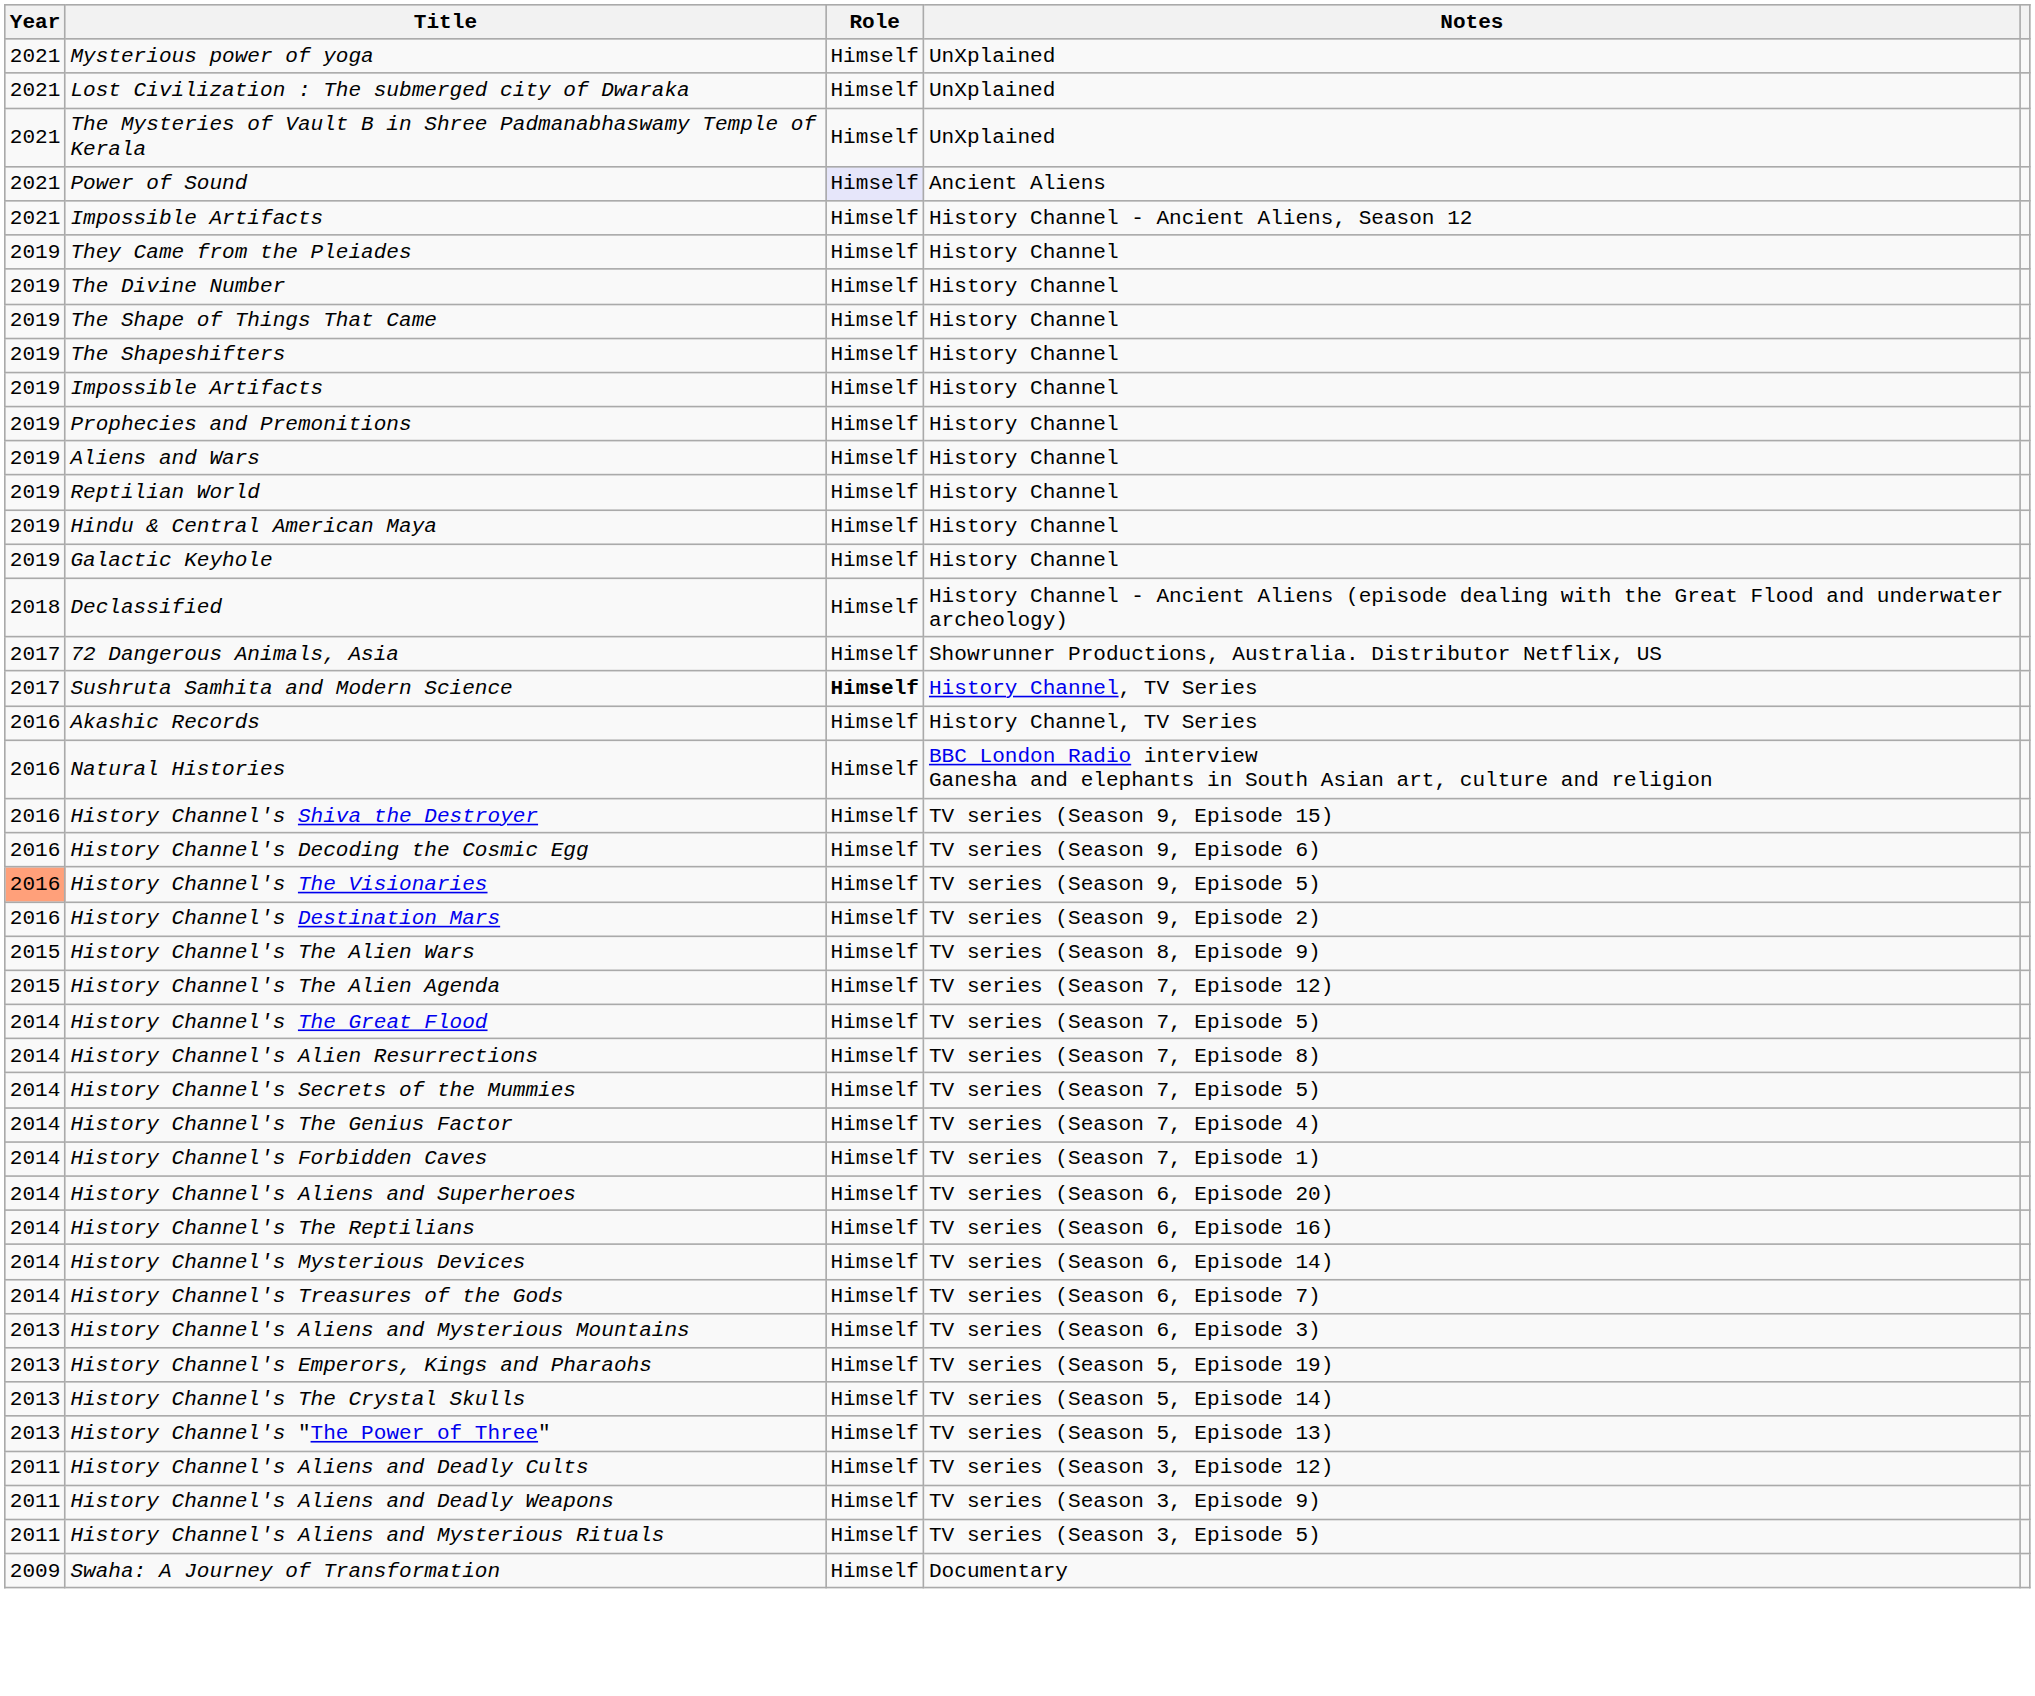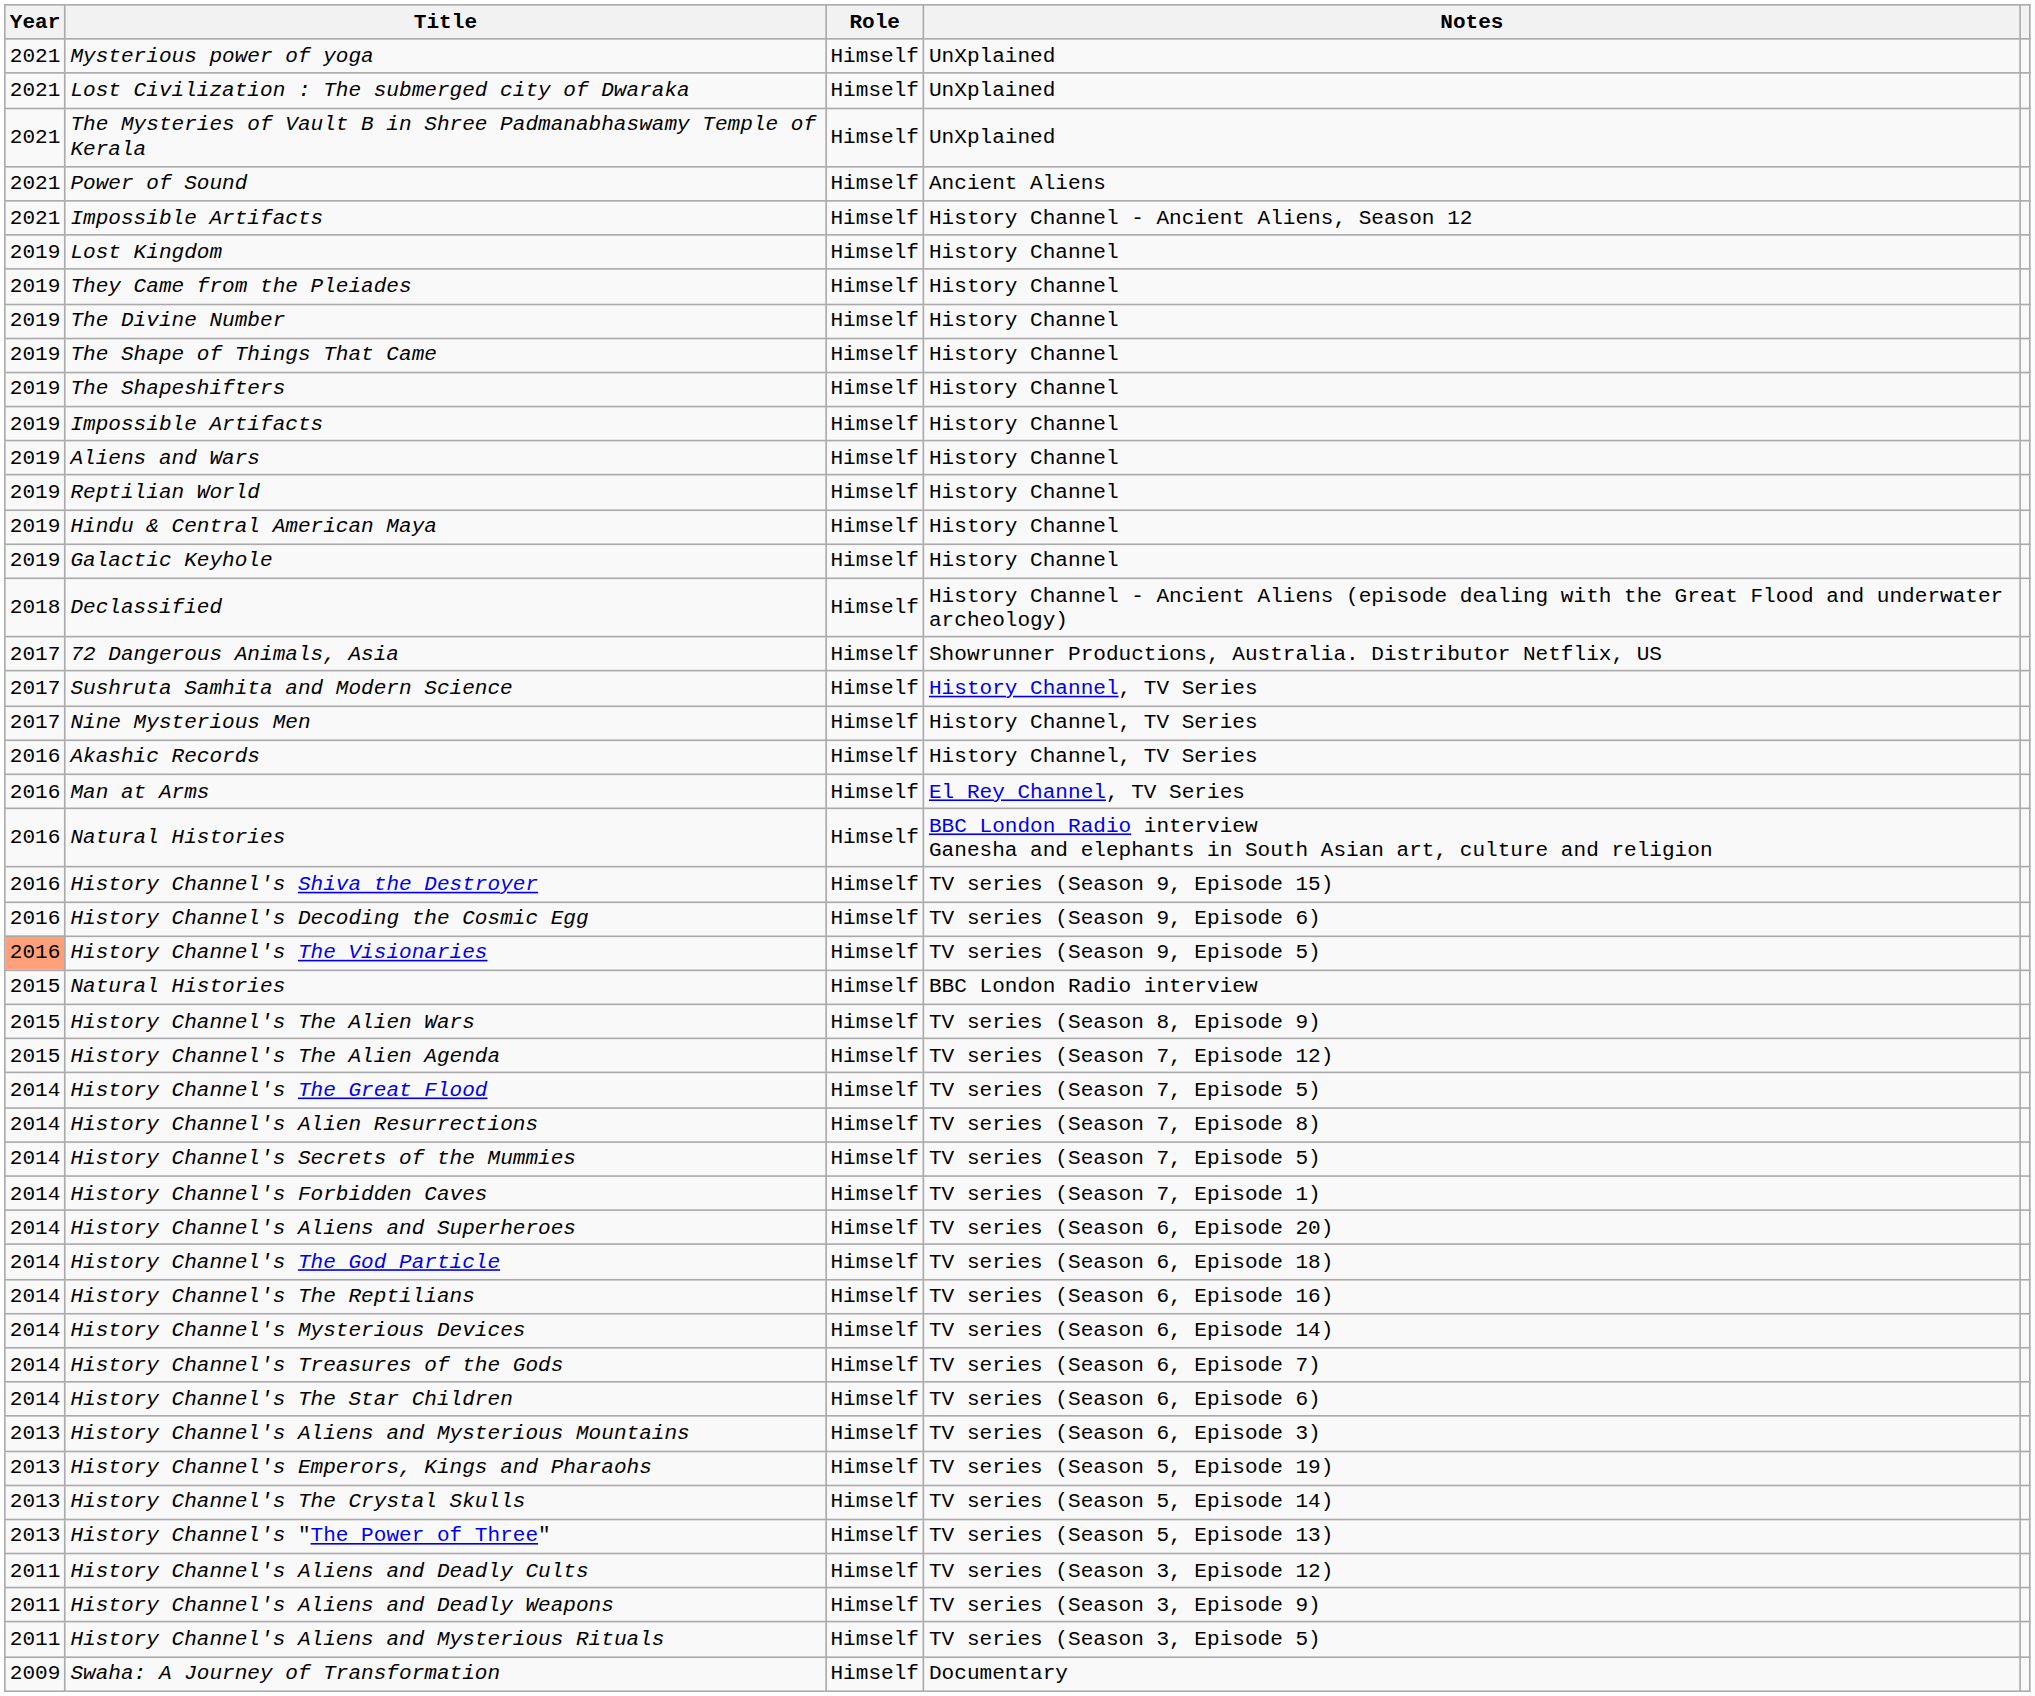(875, 184) lavender background -> (875, 184) no background
+ row: (146, 252)
- row: (241, 424)
(875, 688) bold -> (875, 688) normal
+ row: (190, 723)
+ row: (140, 791)
- row: (285, 919)
+ row: (178, 987)
- row: (292, 1125)
+ row: (285, 1262)
+ row: (292, 1399)
